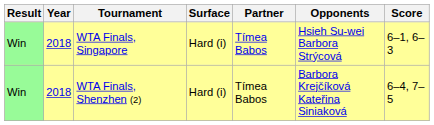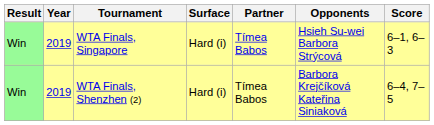(59, 43) 2018 -> (59, 43) 2019
(59, 93) 2018 -> (59, 93) 2019
